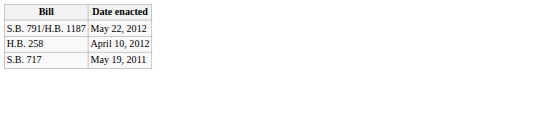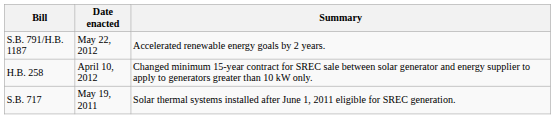+ column: (341, 18)
